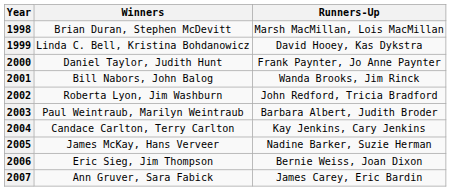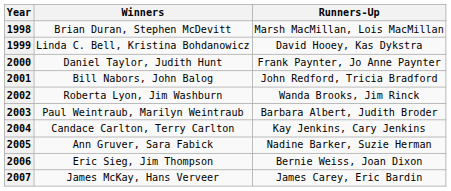(349, 79) Wanda Brooks, Jim Rinck -> (349, 79) John Redford, Tricia Bradford
(349, 95) John Redford, Tricia Bradford -> (349, 95) Wanda Brooks, Jim Rinck
(143, 145) James McKay, Hans Verveer -> (143, 145) Ann Gruver, Sara Fabick
(143, 178) Ann Gruver, Sara Fabick -> (143, 178) James McKay, Hans Verveer
